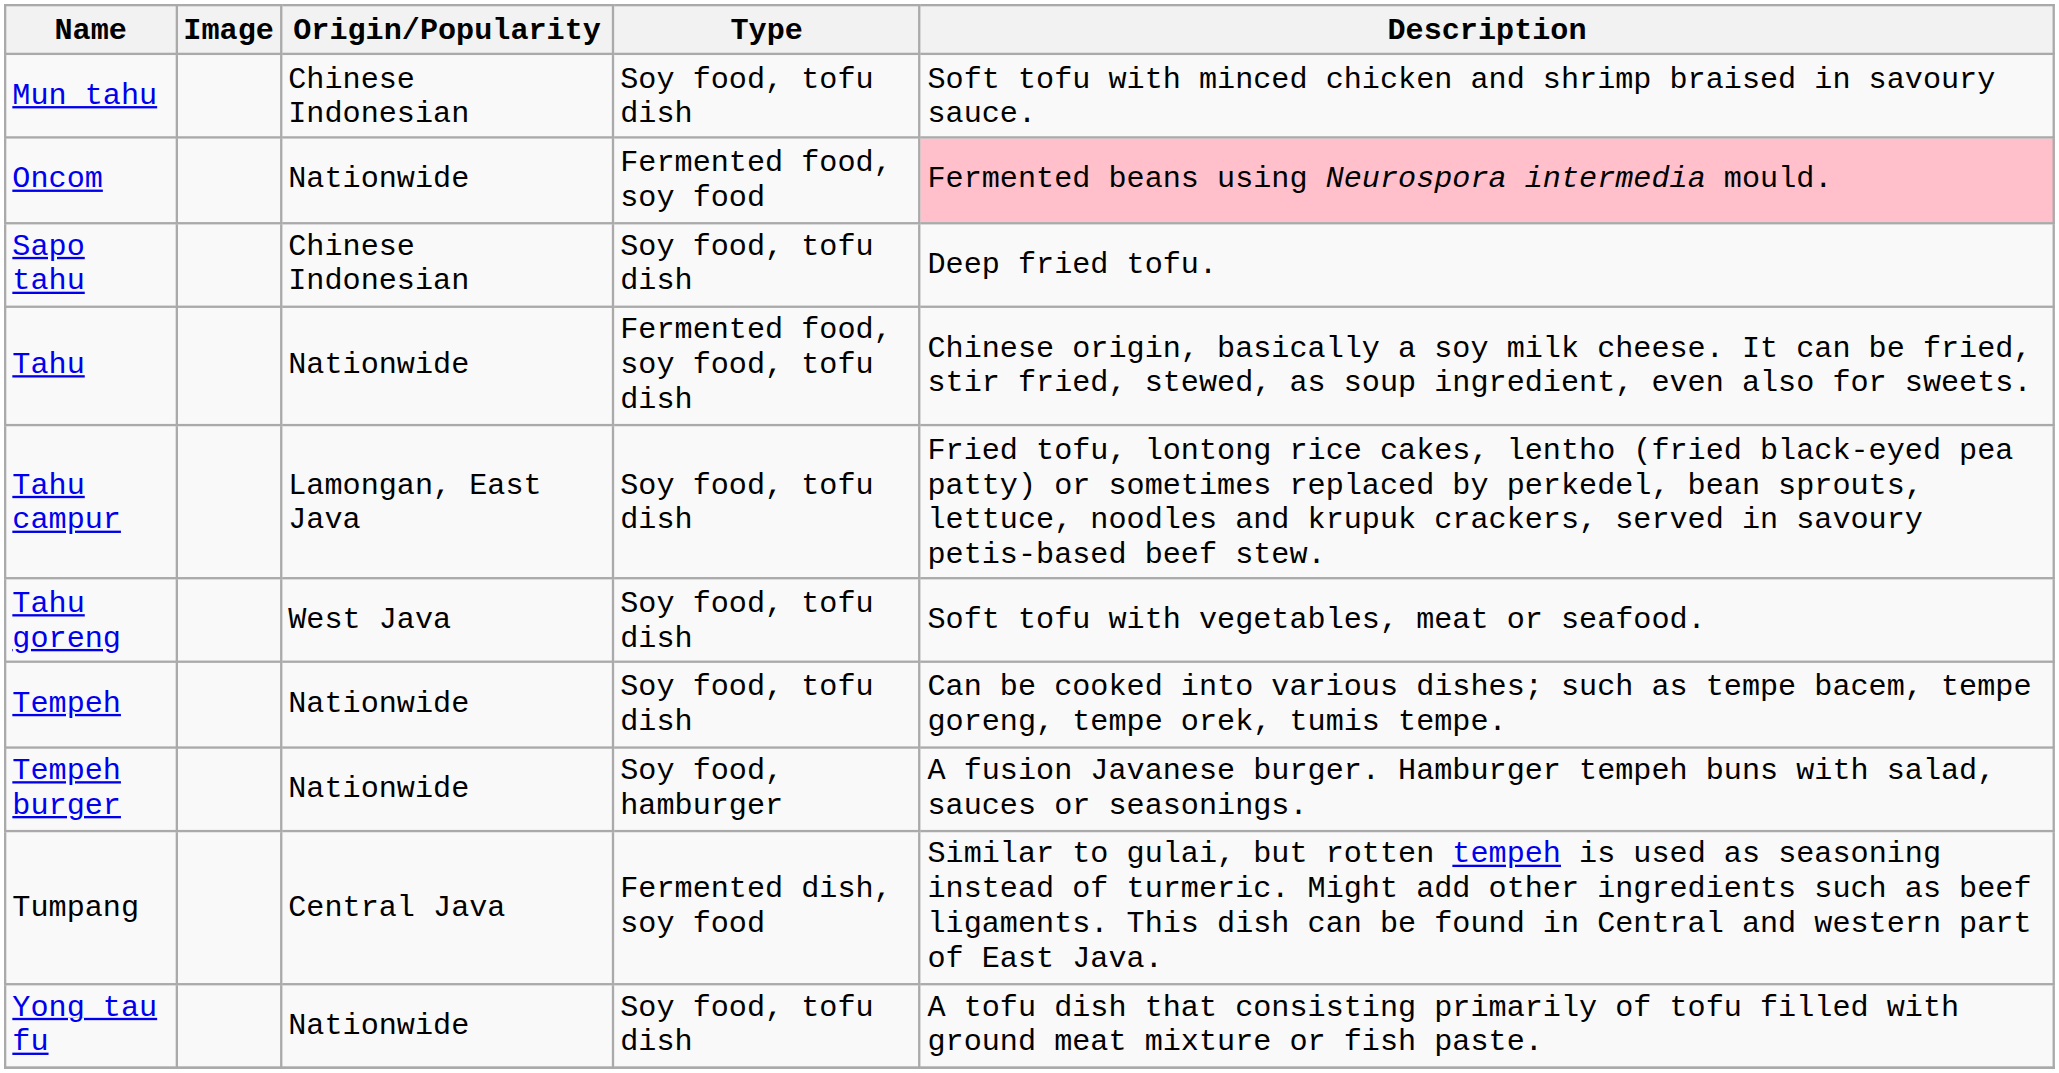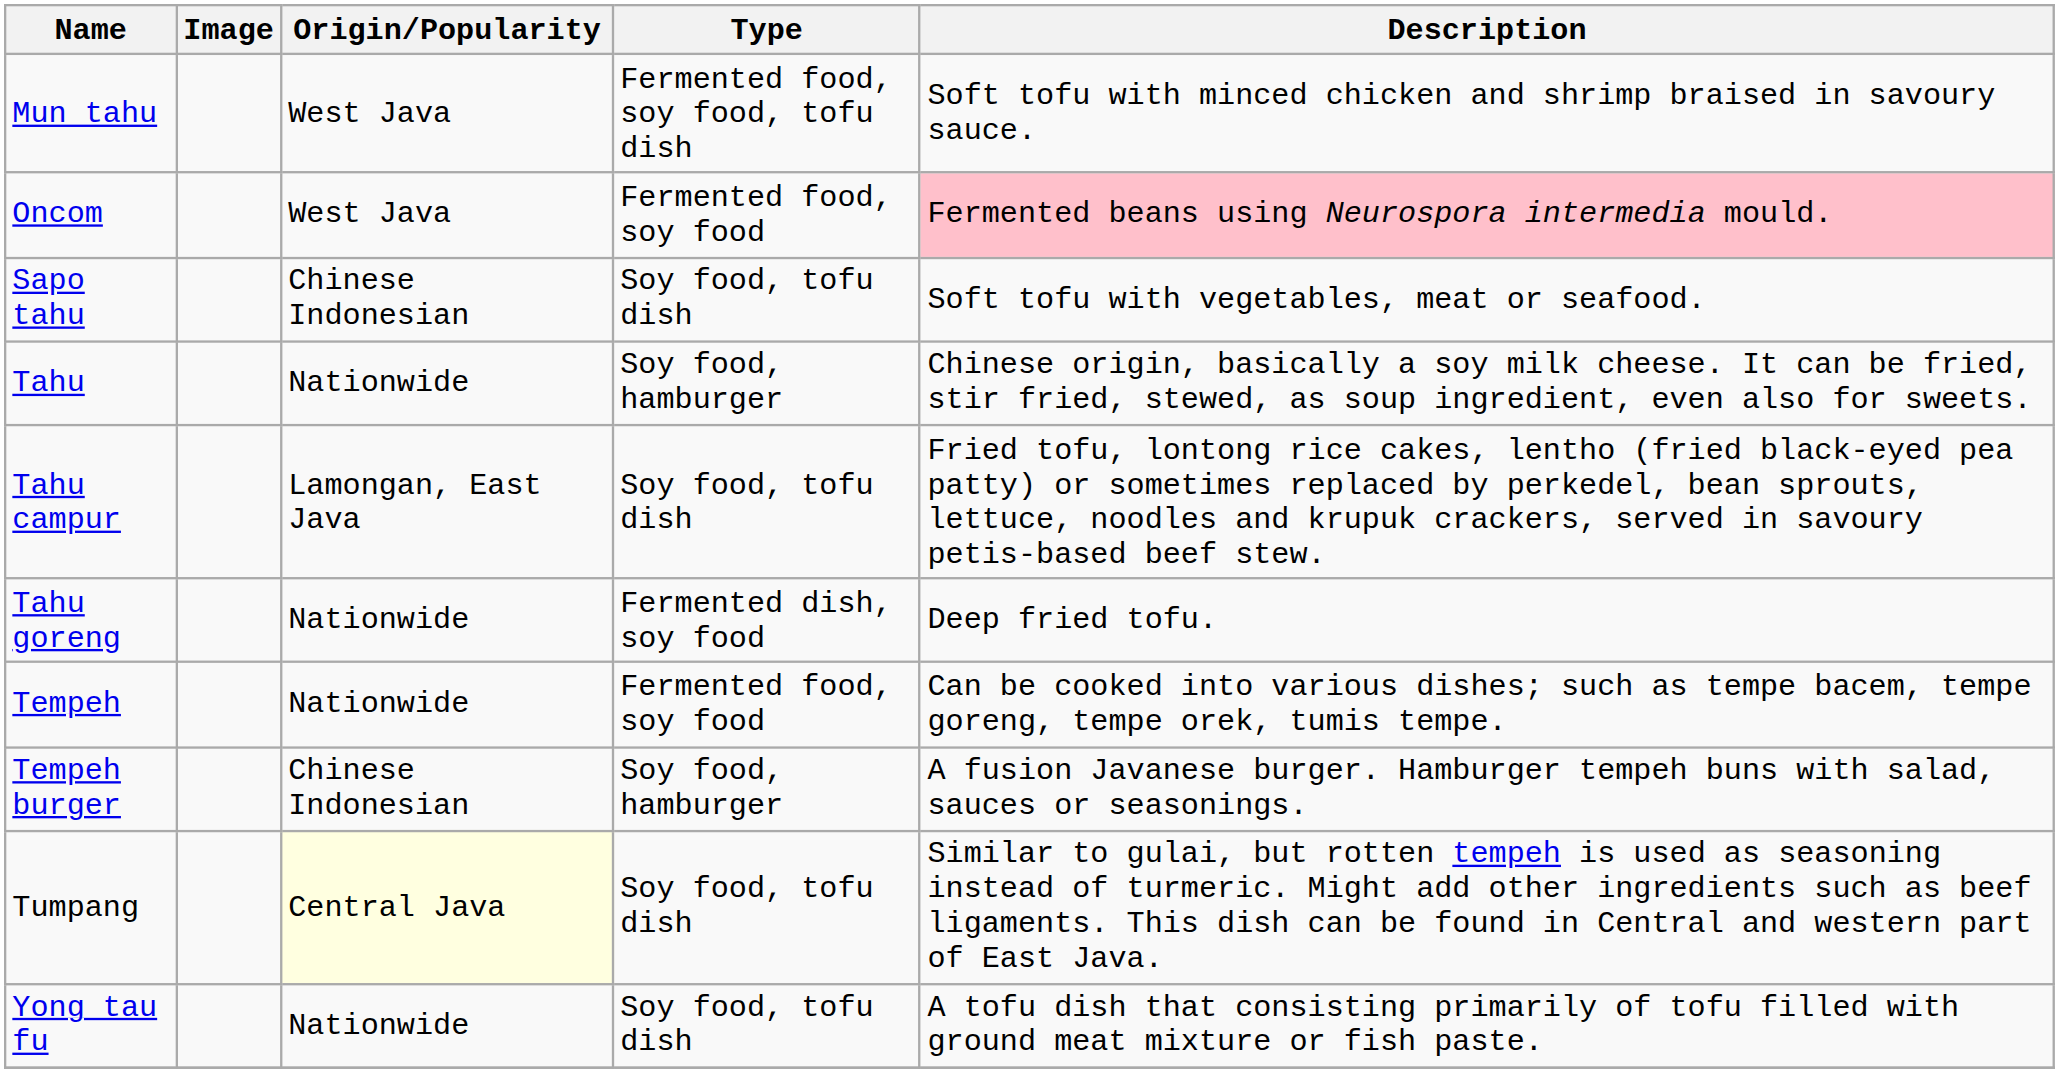(379, 96) Chinese Indonesian -> (370, 114) West Java
(747, 96) Soy food, tofu dish -> (756, 114) Fermented food, soy food, tofu dish
(379, 180) Nationwide -> (370, 215) West Java
(1072, 264) Deep fried tofu. -> (1317, 299) Soft tofu with vegetables, meat or seafood.
(756, 366) Fermented food, soy food, tofu dish -> (702, 383) Soy food, hamburger
(370, 620) West Java -> (379, 620) Nationwide
(747, 620) Soy food, tofu dish -> (756, 620) Fermented dish, soy food
(1317, 620) Soft tofu with vegetables, meat or seafood. -> (1072, 620) Deep fried tofu.
(747, 704) Soy food, tofu dish -> (756, 704) Fermented food, soy food
(379, 788) Nationwide -> (379, 788) Chinese Indonesian
(397, 907) no background -> (397, 907) lightyellow background
(756, 907) Fermented dish, soy food -> (747, 907) Soy food, tofu dish
